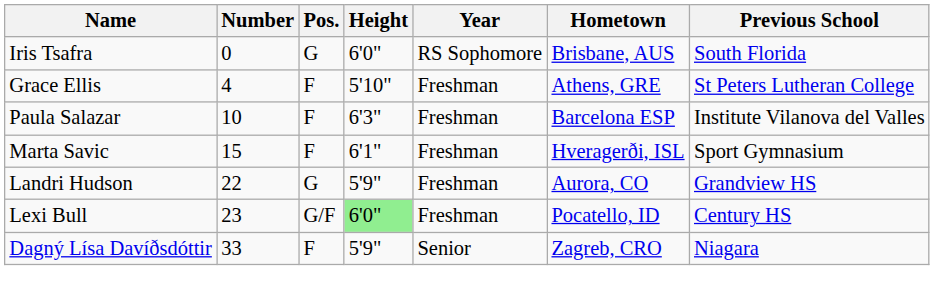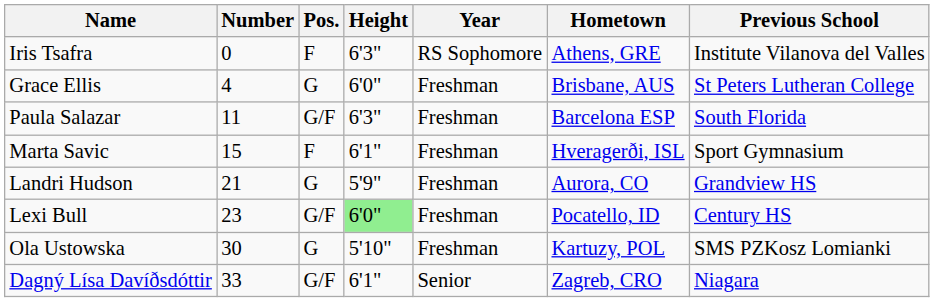(311, 53) G -> (309, 53) F
(365, 53) 6'0" -> (365, 53) 6'3"
(613, 53) Brisbane, AUS -> (606, 53) Athens, GRE
(750, 53) South Florida -> (809, 53) Institute Vilanova del Valles
(309, 85) F -> (311, 85) G
(370, 85) 5'10" -> (365, 85) 6'0"
(606, 85) Athens, GRE -> (613, 85) Brisbane, AUS
(232, 118) 10 -> (231, 118) 11
(309, 118) F -> (320, 118) G/F
(809, 118) Institute Vilanova del Valles -> (750, 118) South Florida
(232, 183) 22 -> (232, 183) 21
+ row: (67, 248)
(309, 248) F -> (320, 280) G/F
(365, 248) 5'9" -> (365, 280) 6'1"
